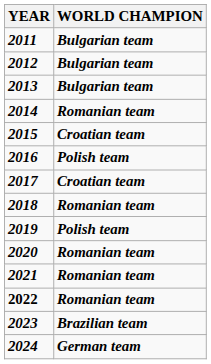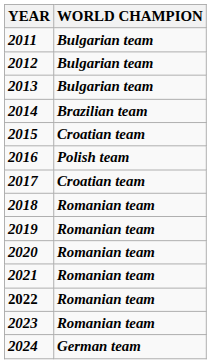(106, 110) Romanian team -> (102, 110) Brazilian team
(93, 228) Polish team -> (106, 228) Romanian team
(102, 323) Brazilian team -> (106, 323) Romanian team
